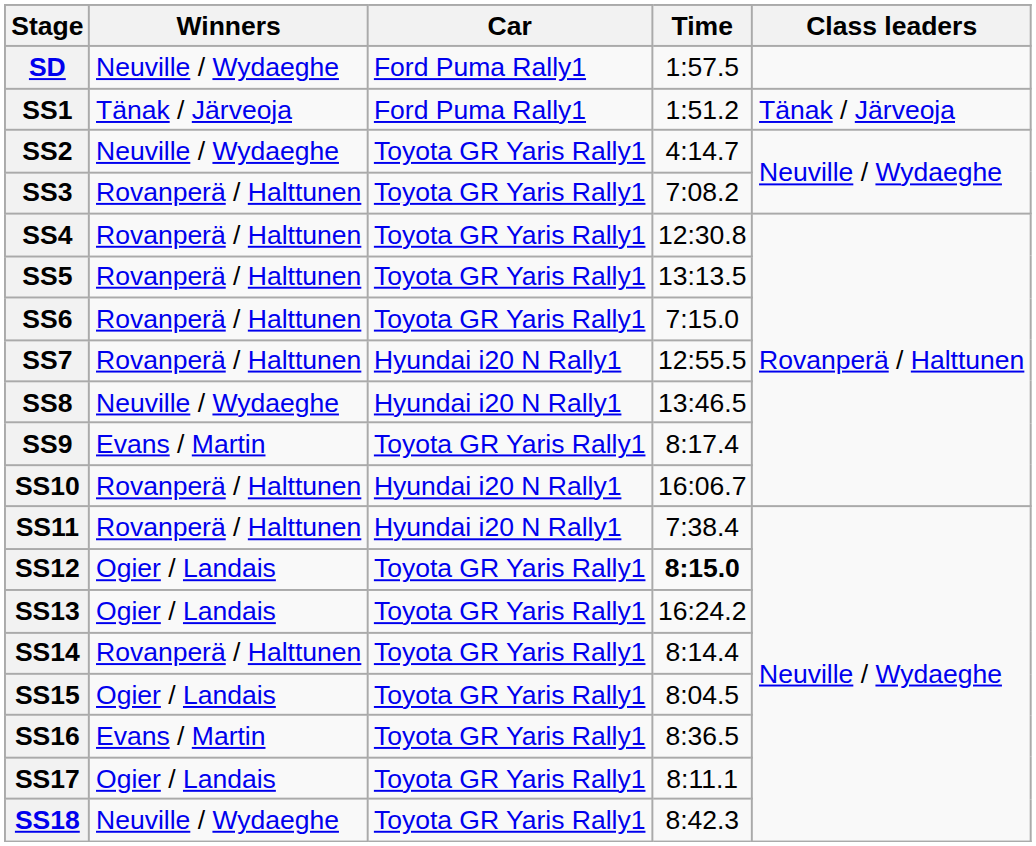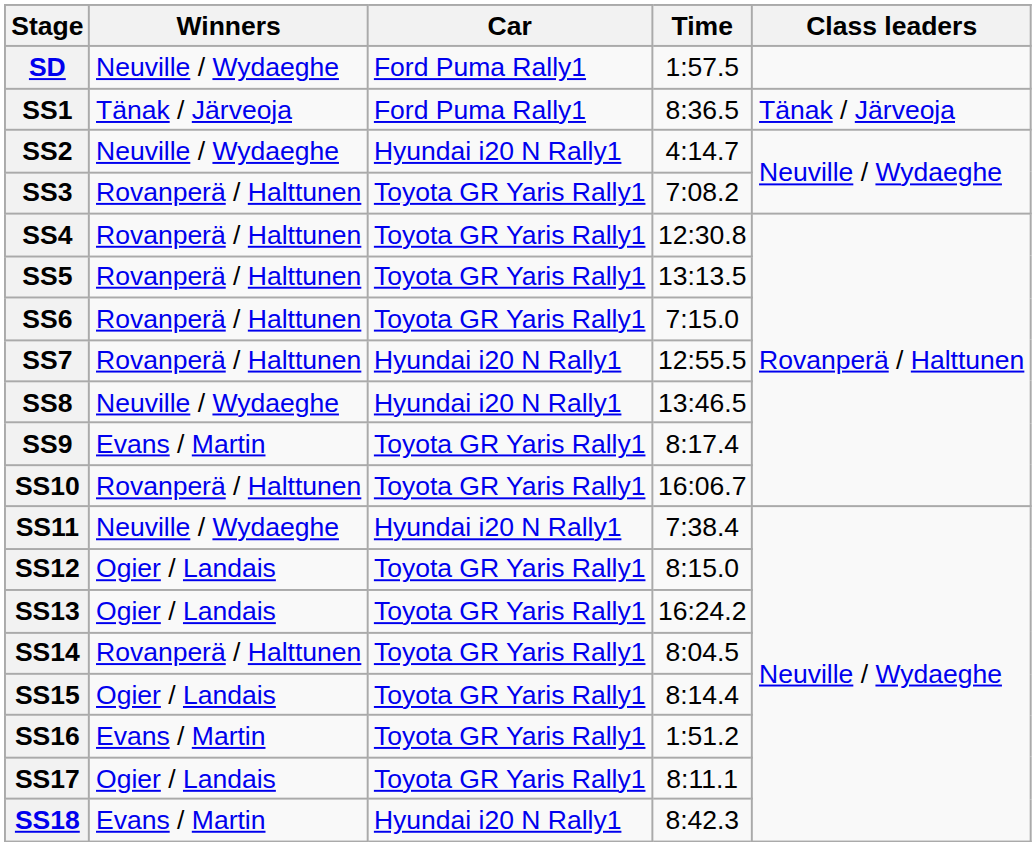(702, 109) 1:51.2 -> (702, 109) 8:36.5
(510, 151) Toyota GR Yaris Rally1 -> (498, 151) Hyundai i20 N Rally1
(498, 485) Hyundai i20 N Rally1 -> (510, 485) Toyota GR Yaris Rally1
(229, 527) Rovanperä / Halttunen -> (217, 527) Neuville / Wydaeghe
(702, 569) bold -> (702, 569) normal
(702, 653) 8:14.4 -> (702, 653) 8:04.5
(702, 694) 8:04.5 -> (702, 694) 8:14.4
(702, 736) 8:36.5 -> (702, 736) 1:51.2
(217, 820) Neuville / Wydaeghe -> (181, 820) Evans / Martin
(510, 820) Toyota GR Yaris Rally1 -> (498, 820) Hyundai i20 N Rally1
